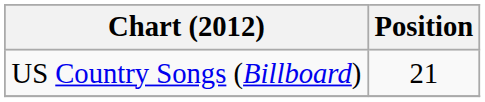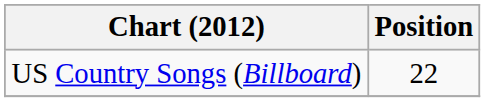(424, 72) 21 -> (424, 72) 22
